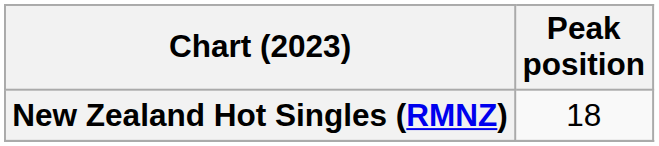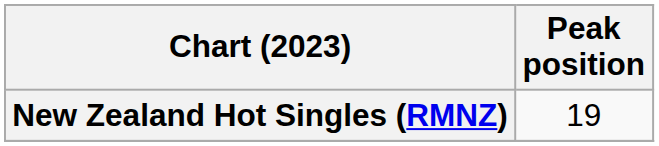(584, 114) 18 -> (584, 114) 19
